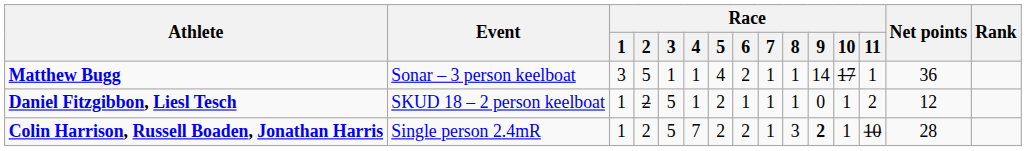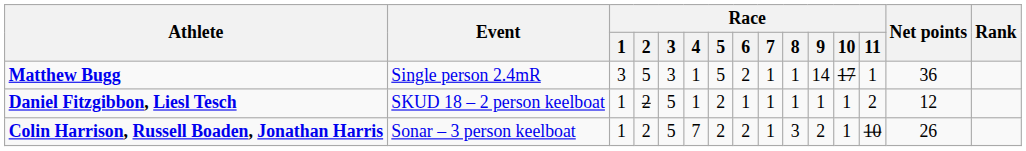(484, 74) Sonar – 3 person keelboat -> (466, 74) Single person 2.4mR
(671, 74) 1 -> (671, 74) 3
(721, 74) 4 -> (721, 74) 5
(821, 103) 0 -> (821, 103) 1
(466, 131) Single person 2.4mR -> (484, 131) Sonar – 3 person keelboat
(821, 131) bold -> (821, 131) normal
(928, 131) 28 -> (928, 131) 26
